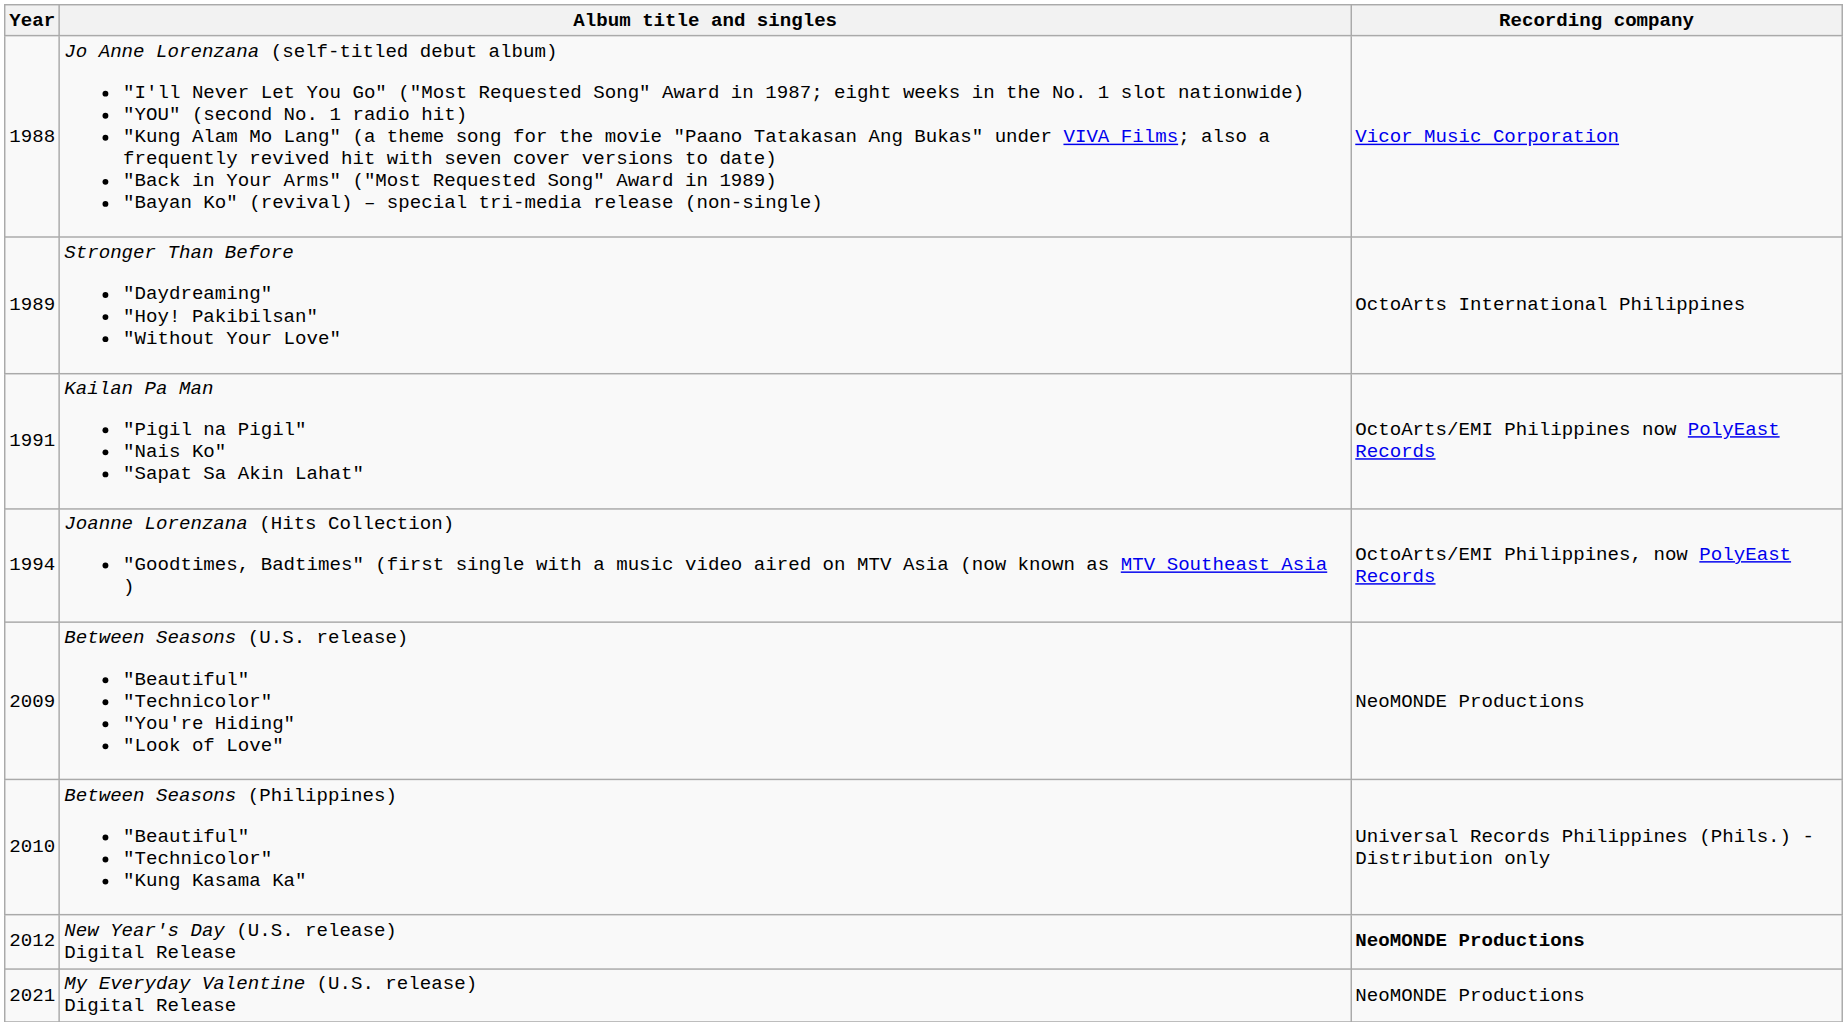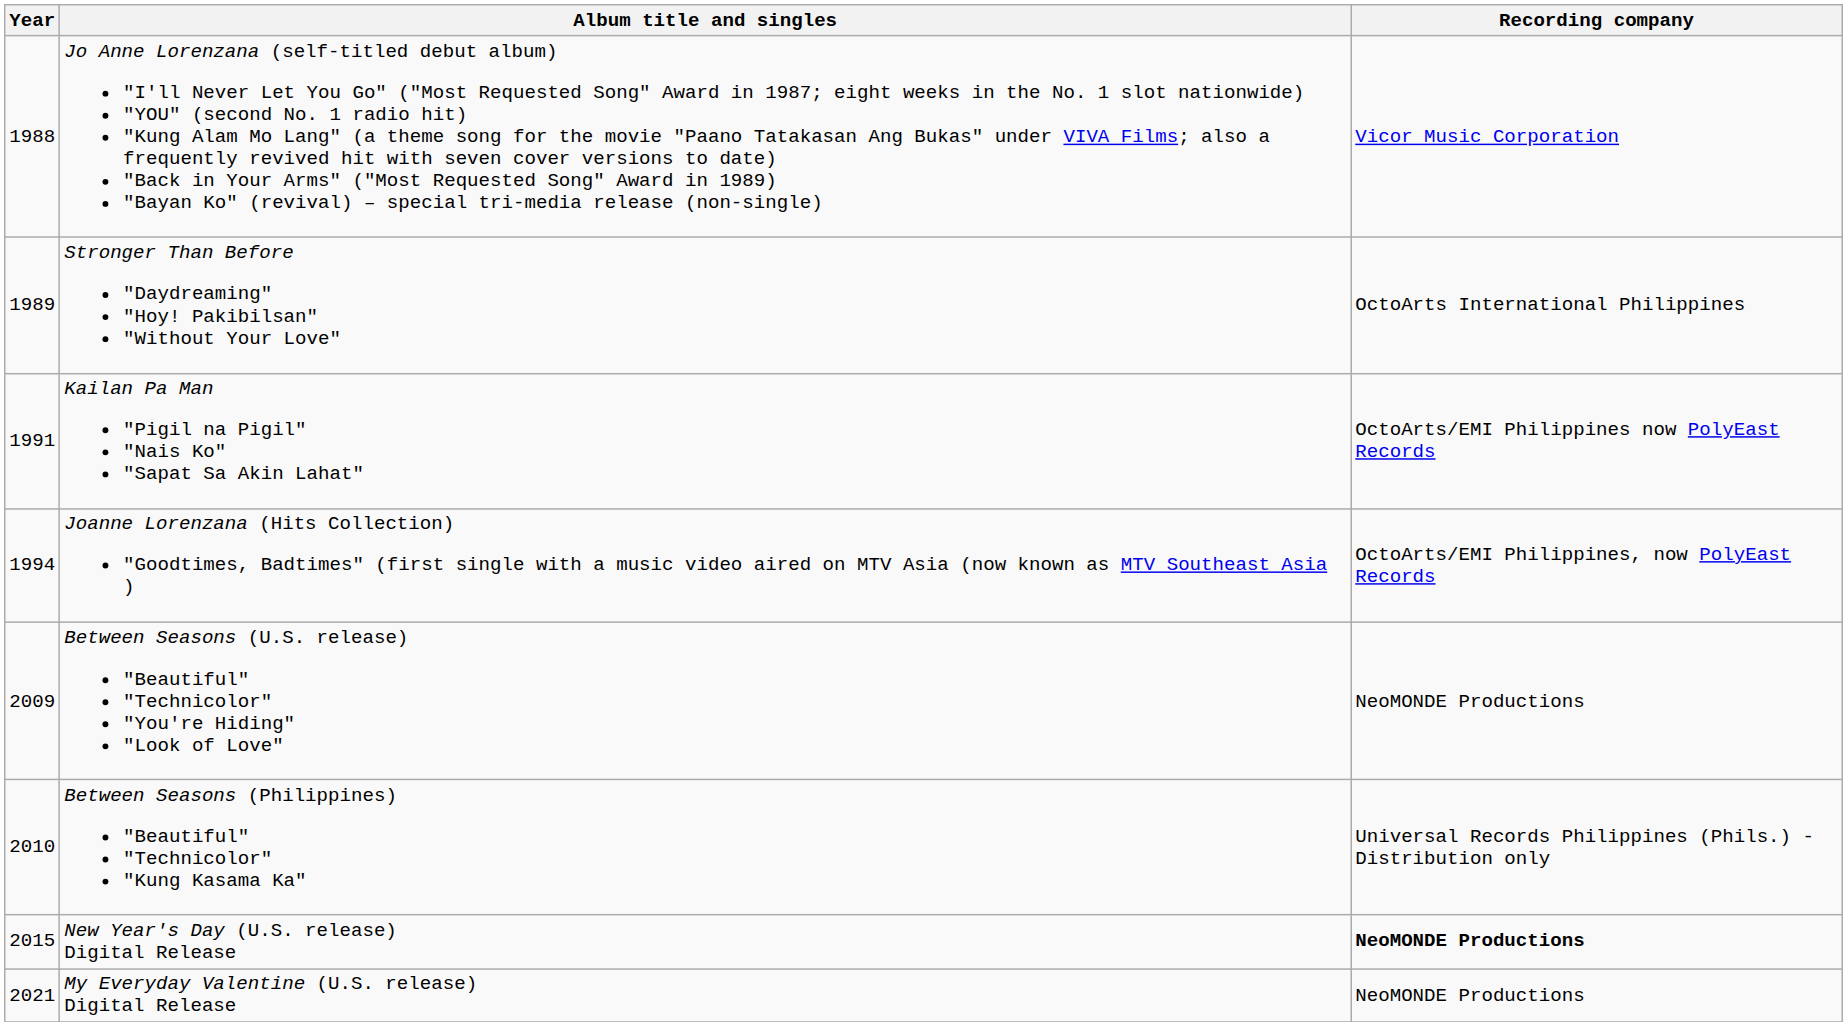(32, 942) 2012 -> (32, 942) 2015
